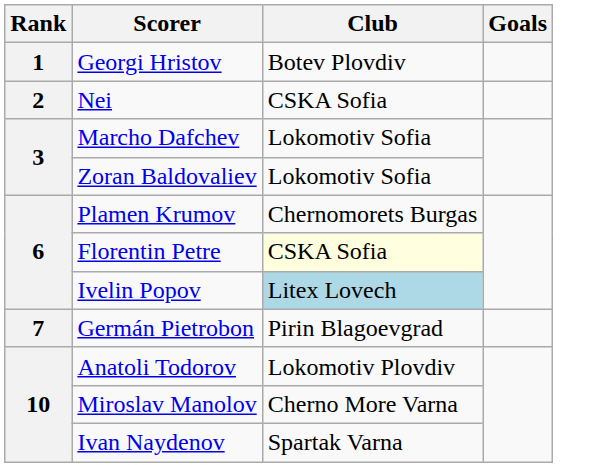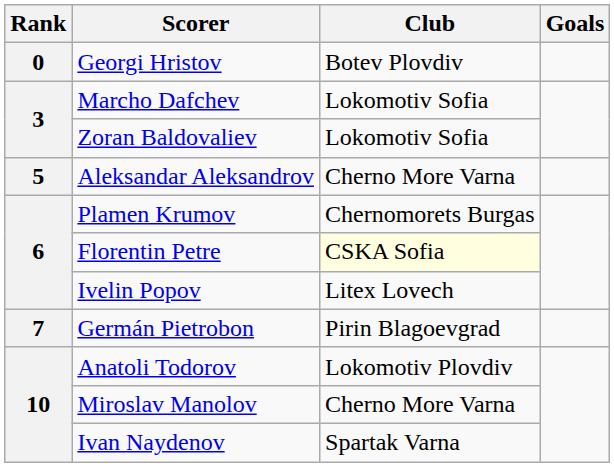(38, 61) 1 -> (38, 61) 0
- row: (95, 99)
+ row: (196, 175)
(332, 289) lightblue background -> (389, 289) no background
